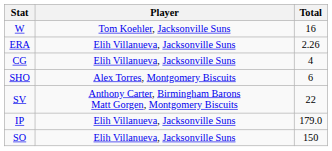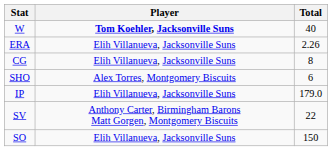(165, 28) normal -> (165, 28) bold
(311, 28) 16 -> (311, 28) 40
(311, 61) 4 -> (311, 61) 8
rows swapped: (20, 99) <-> (20, 121)
